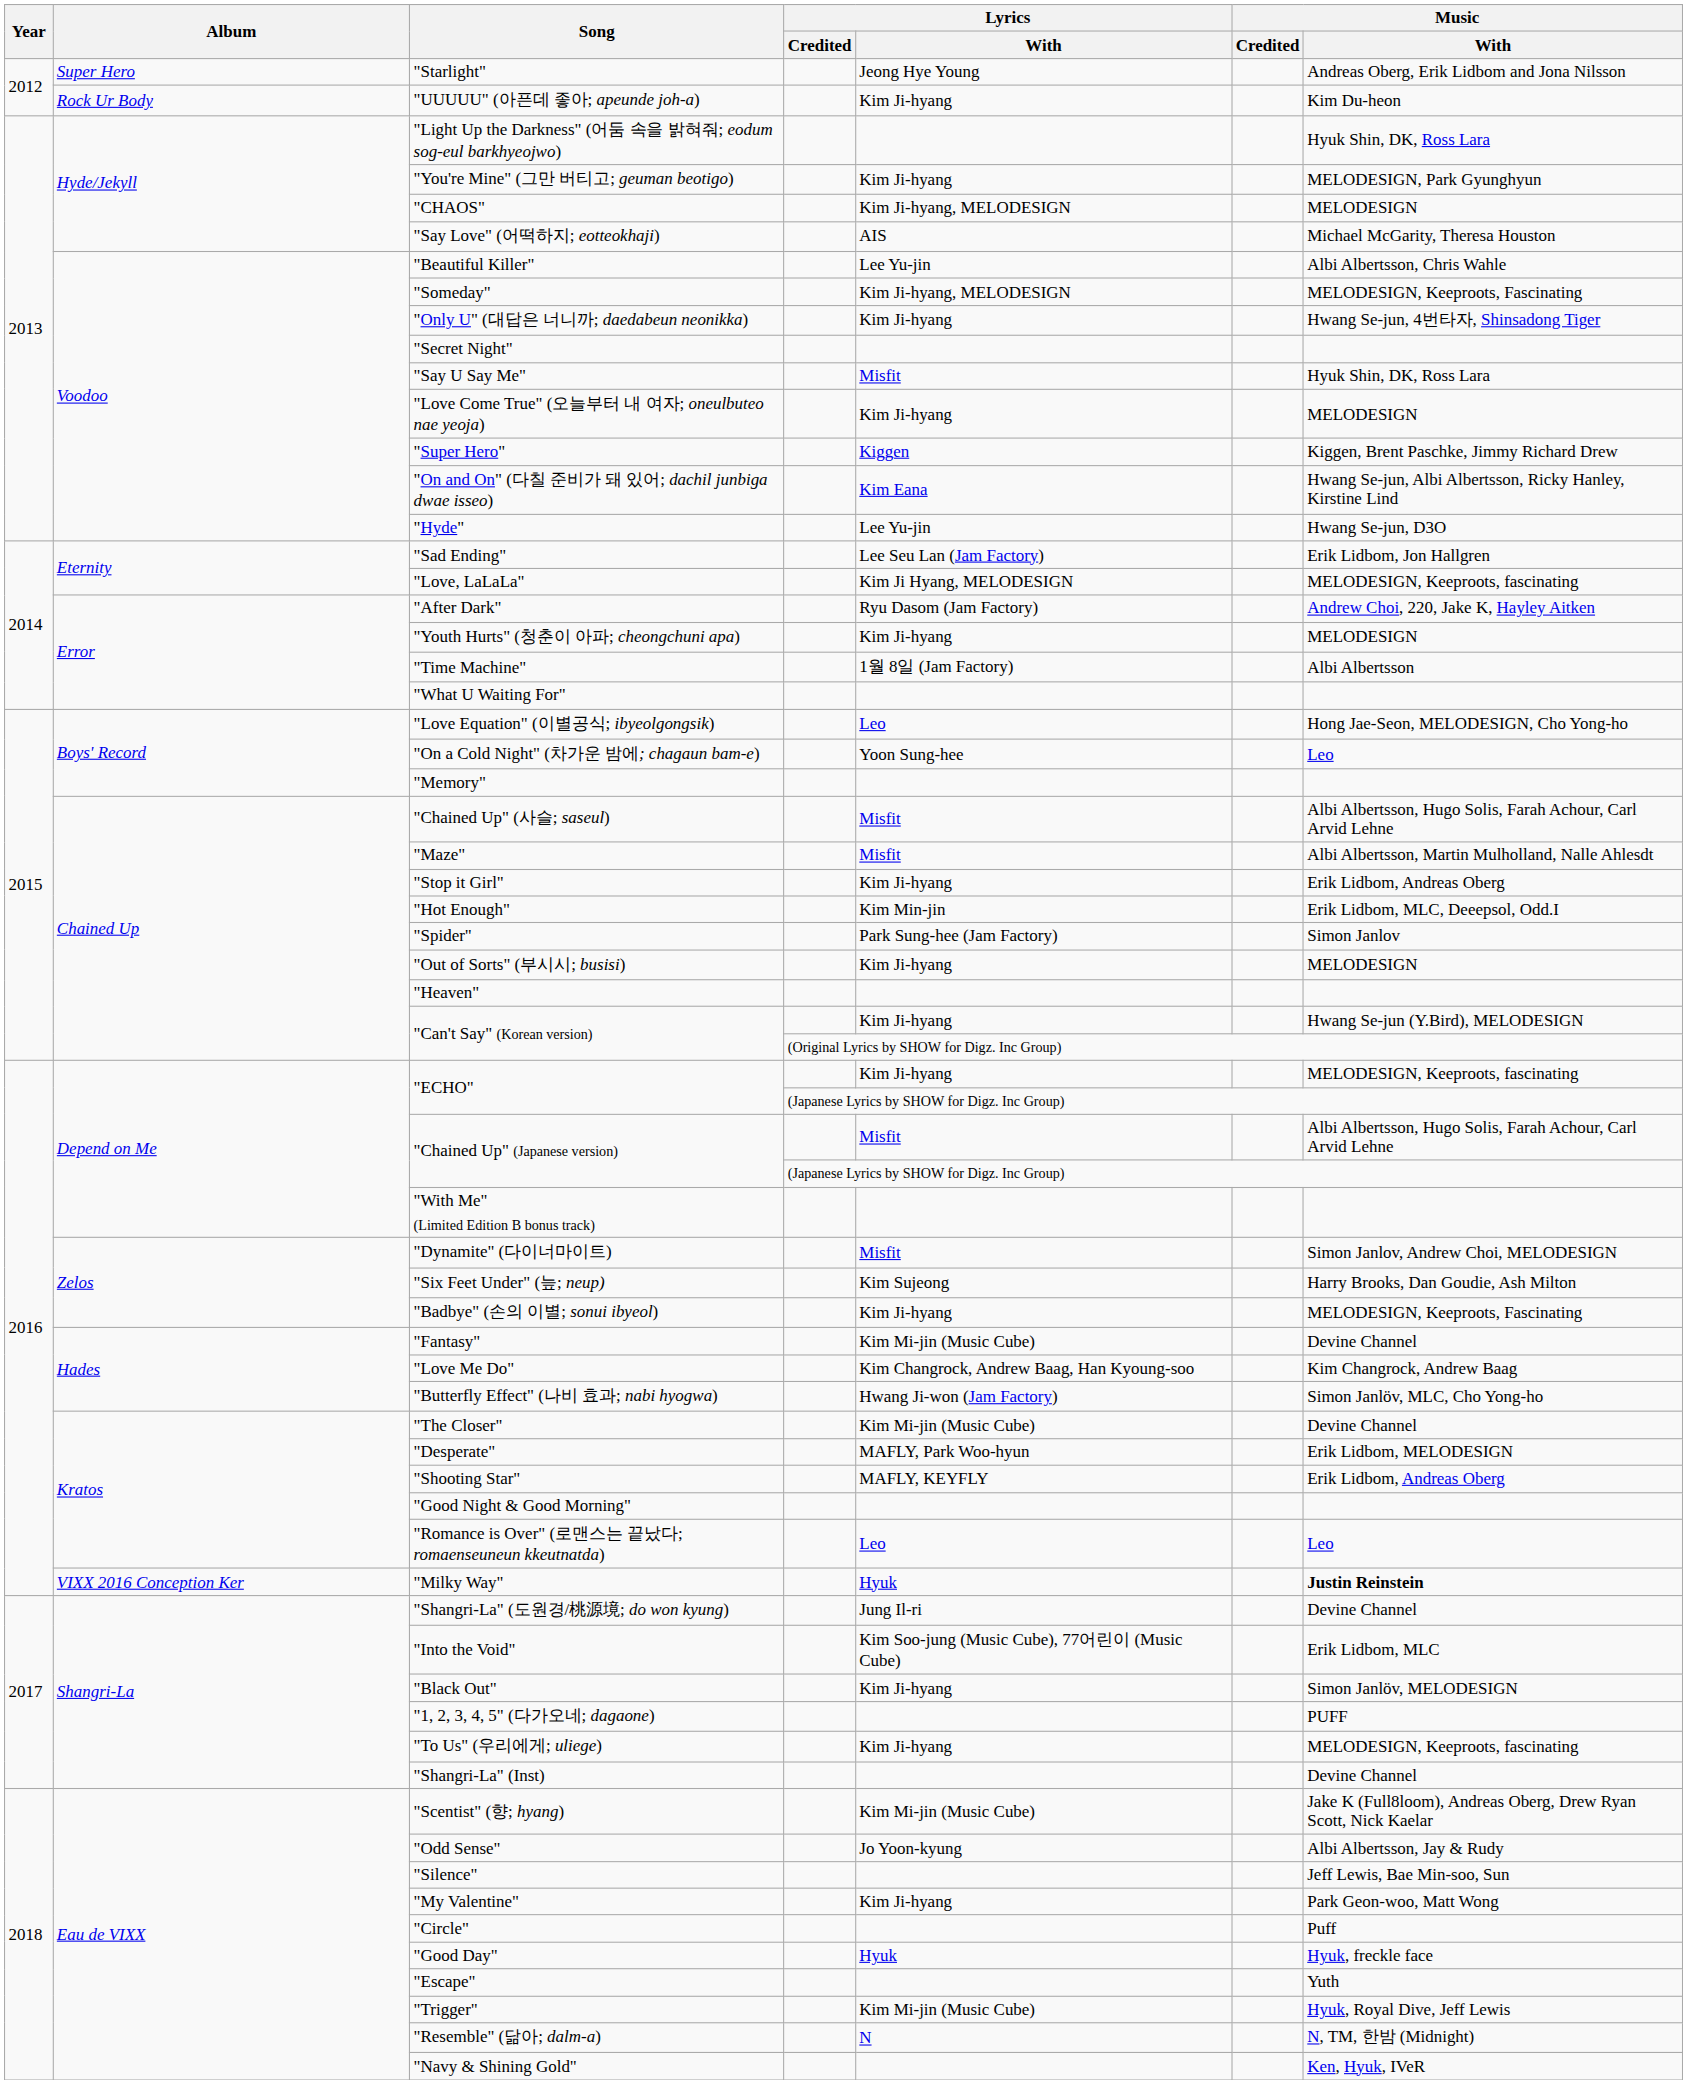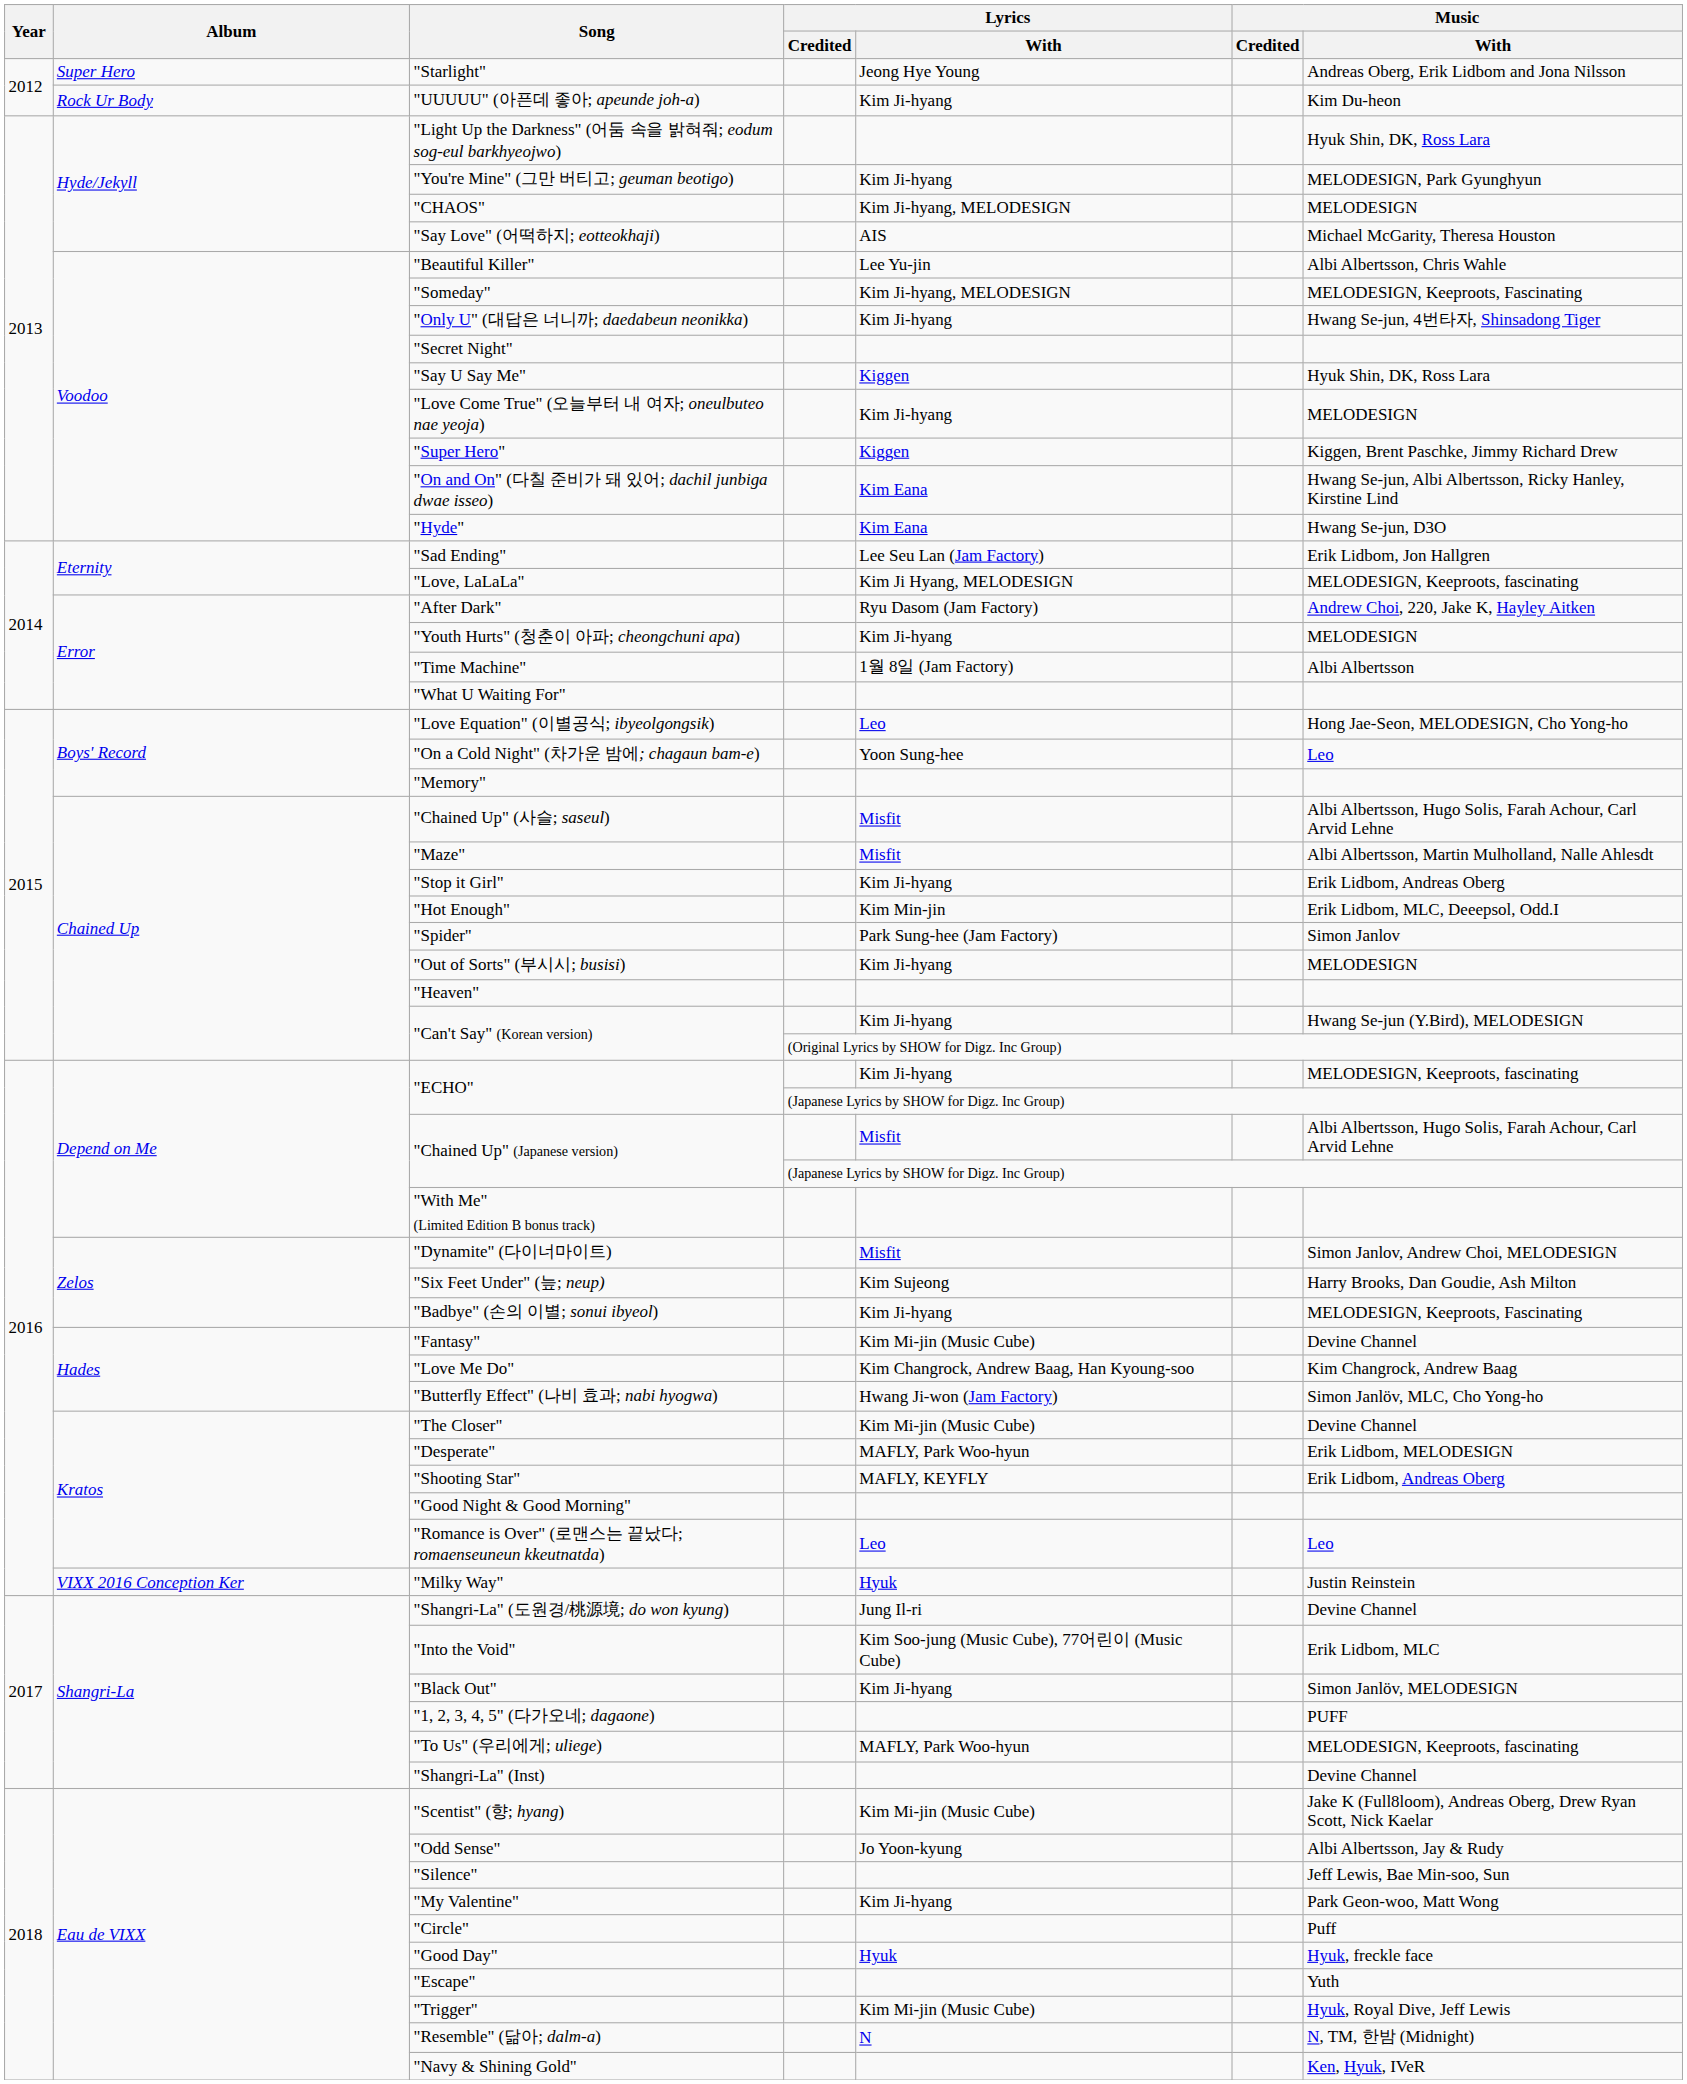(880, 375) Misfit -> (884, 375) Kiggen
(895, 527) Lee Yu-jin -> (893, 527) Kim Eana
(1365, 1581) bold -> (1361, 1581) normal
(906, 1746) Kim Ji-hyang -> (944, 1746) MAFLY, Park Woo-hyun
